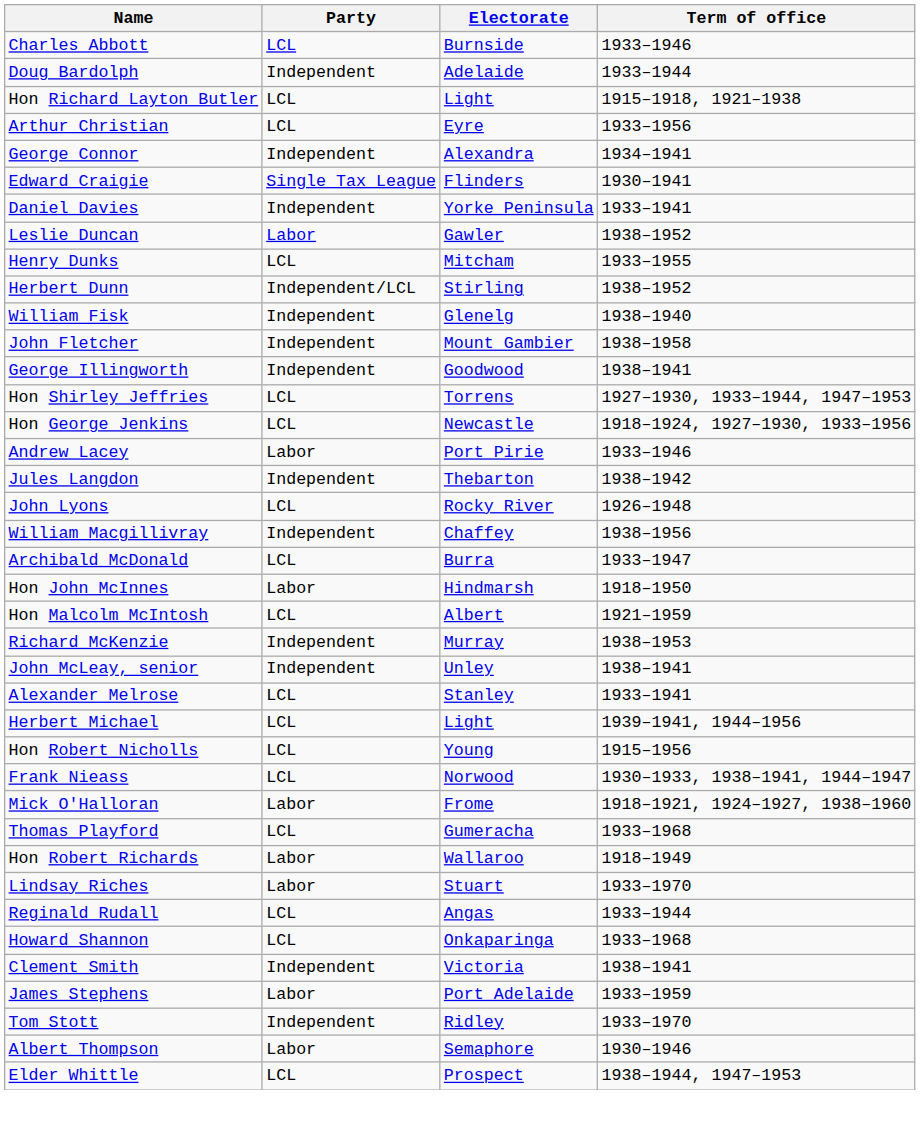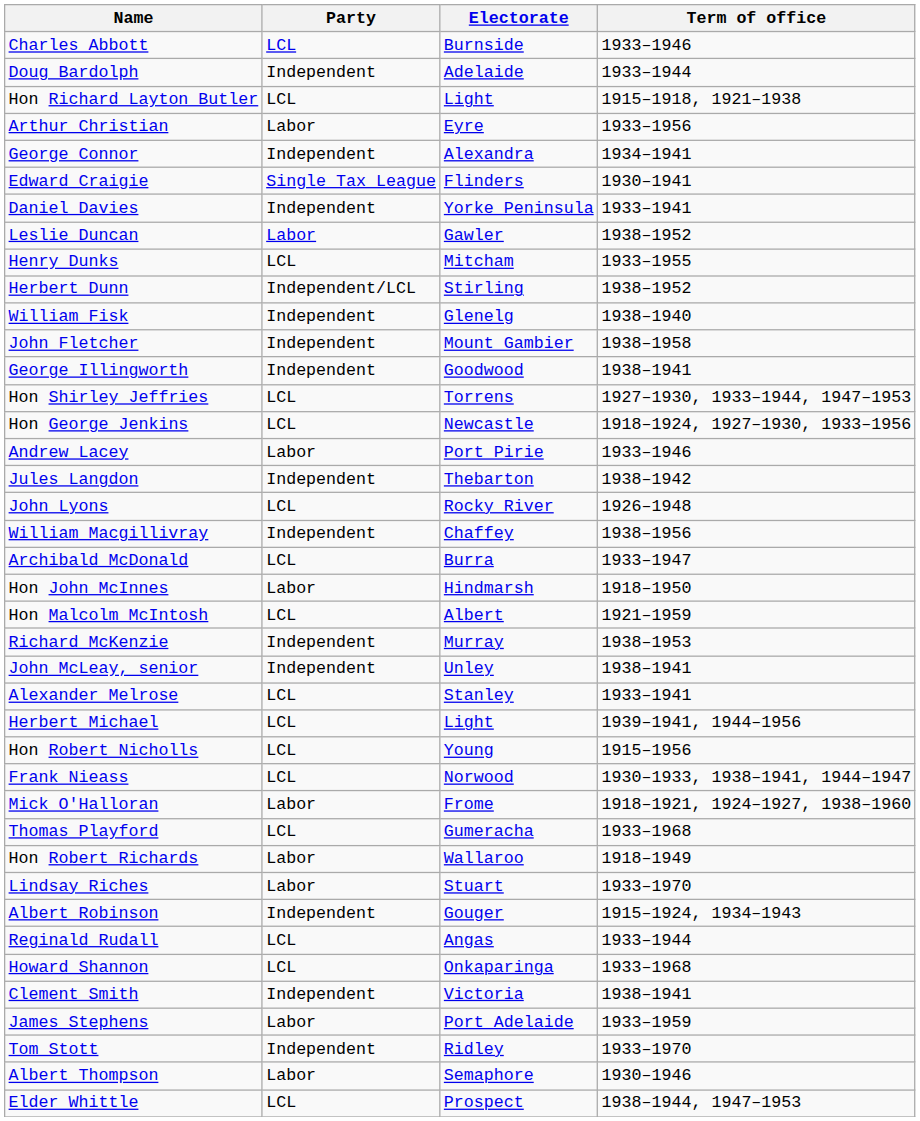(281, 127) LCL -> (291, 127) Labor
+ row: (83, 913)
